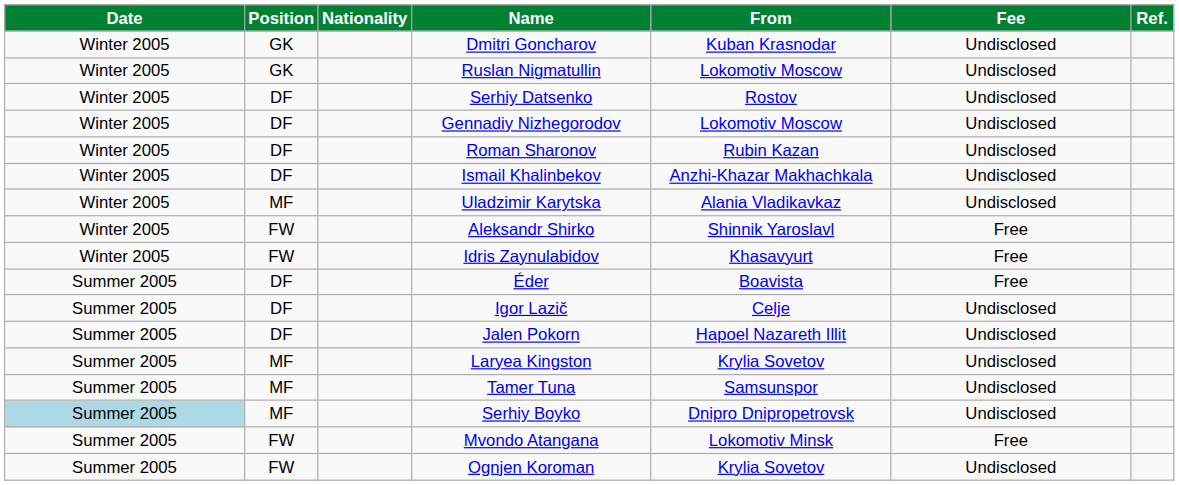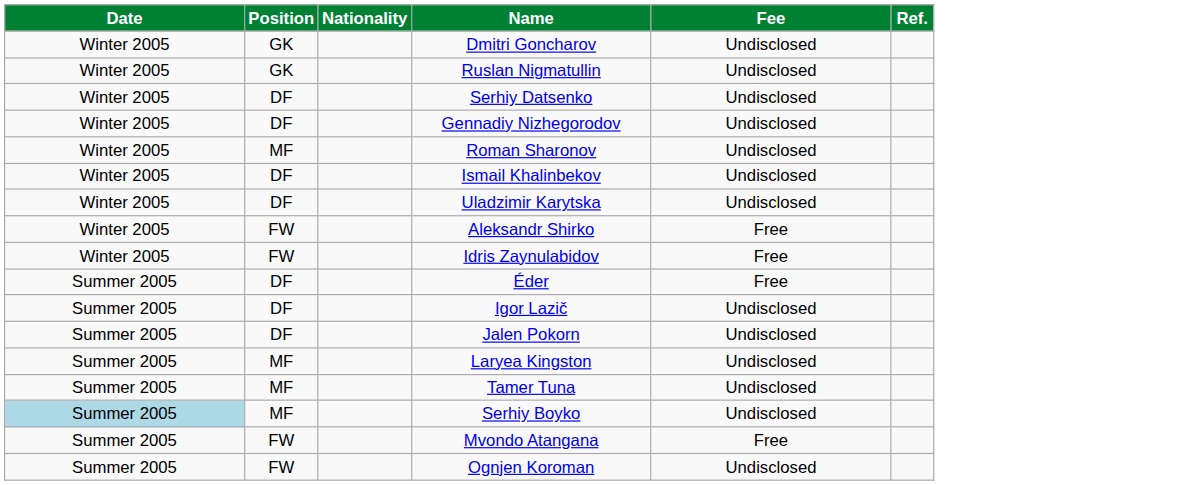- column: (771, 18)
(281, 150) DF -> (281, 150) MF
(281, 203) MF -> (281, 203) DF
